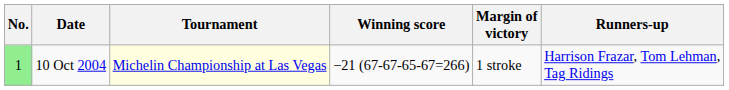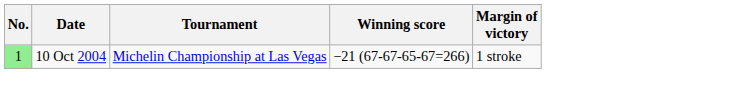- column: (632, 24)
(220, 65) lightyellow background -> (220, 56) no background
